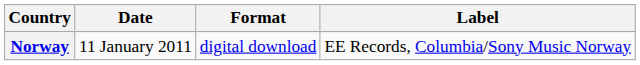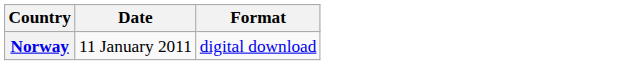- column: (478, 18)
